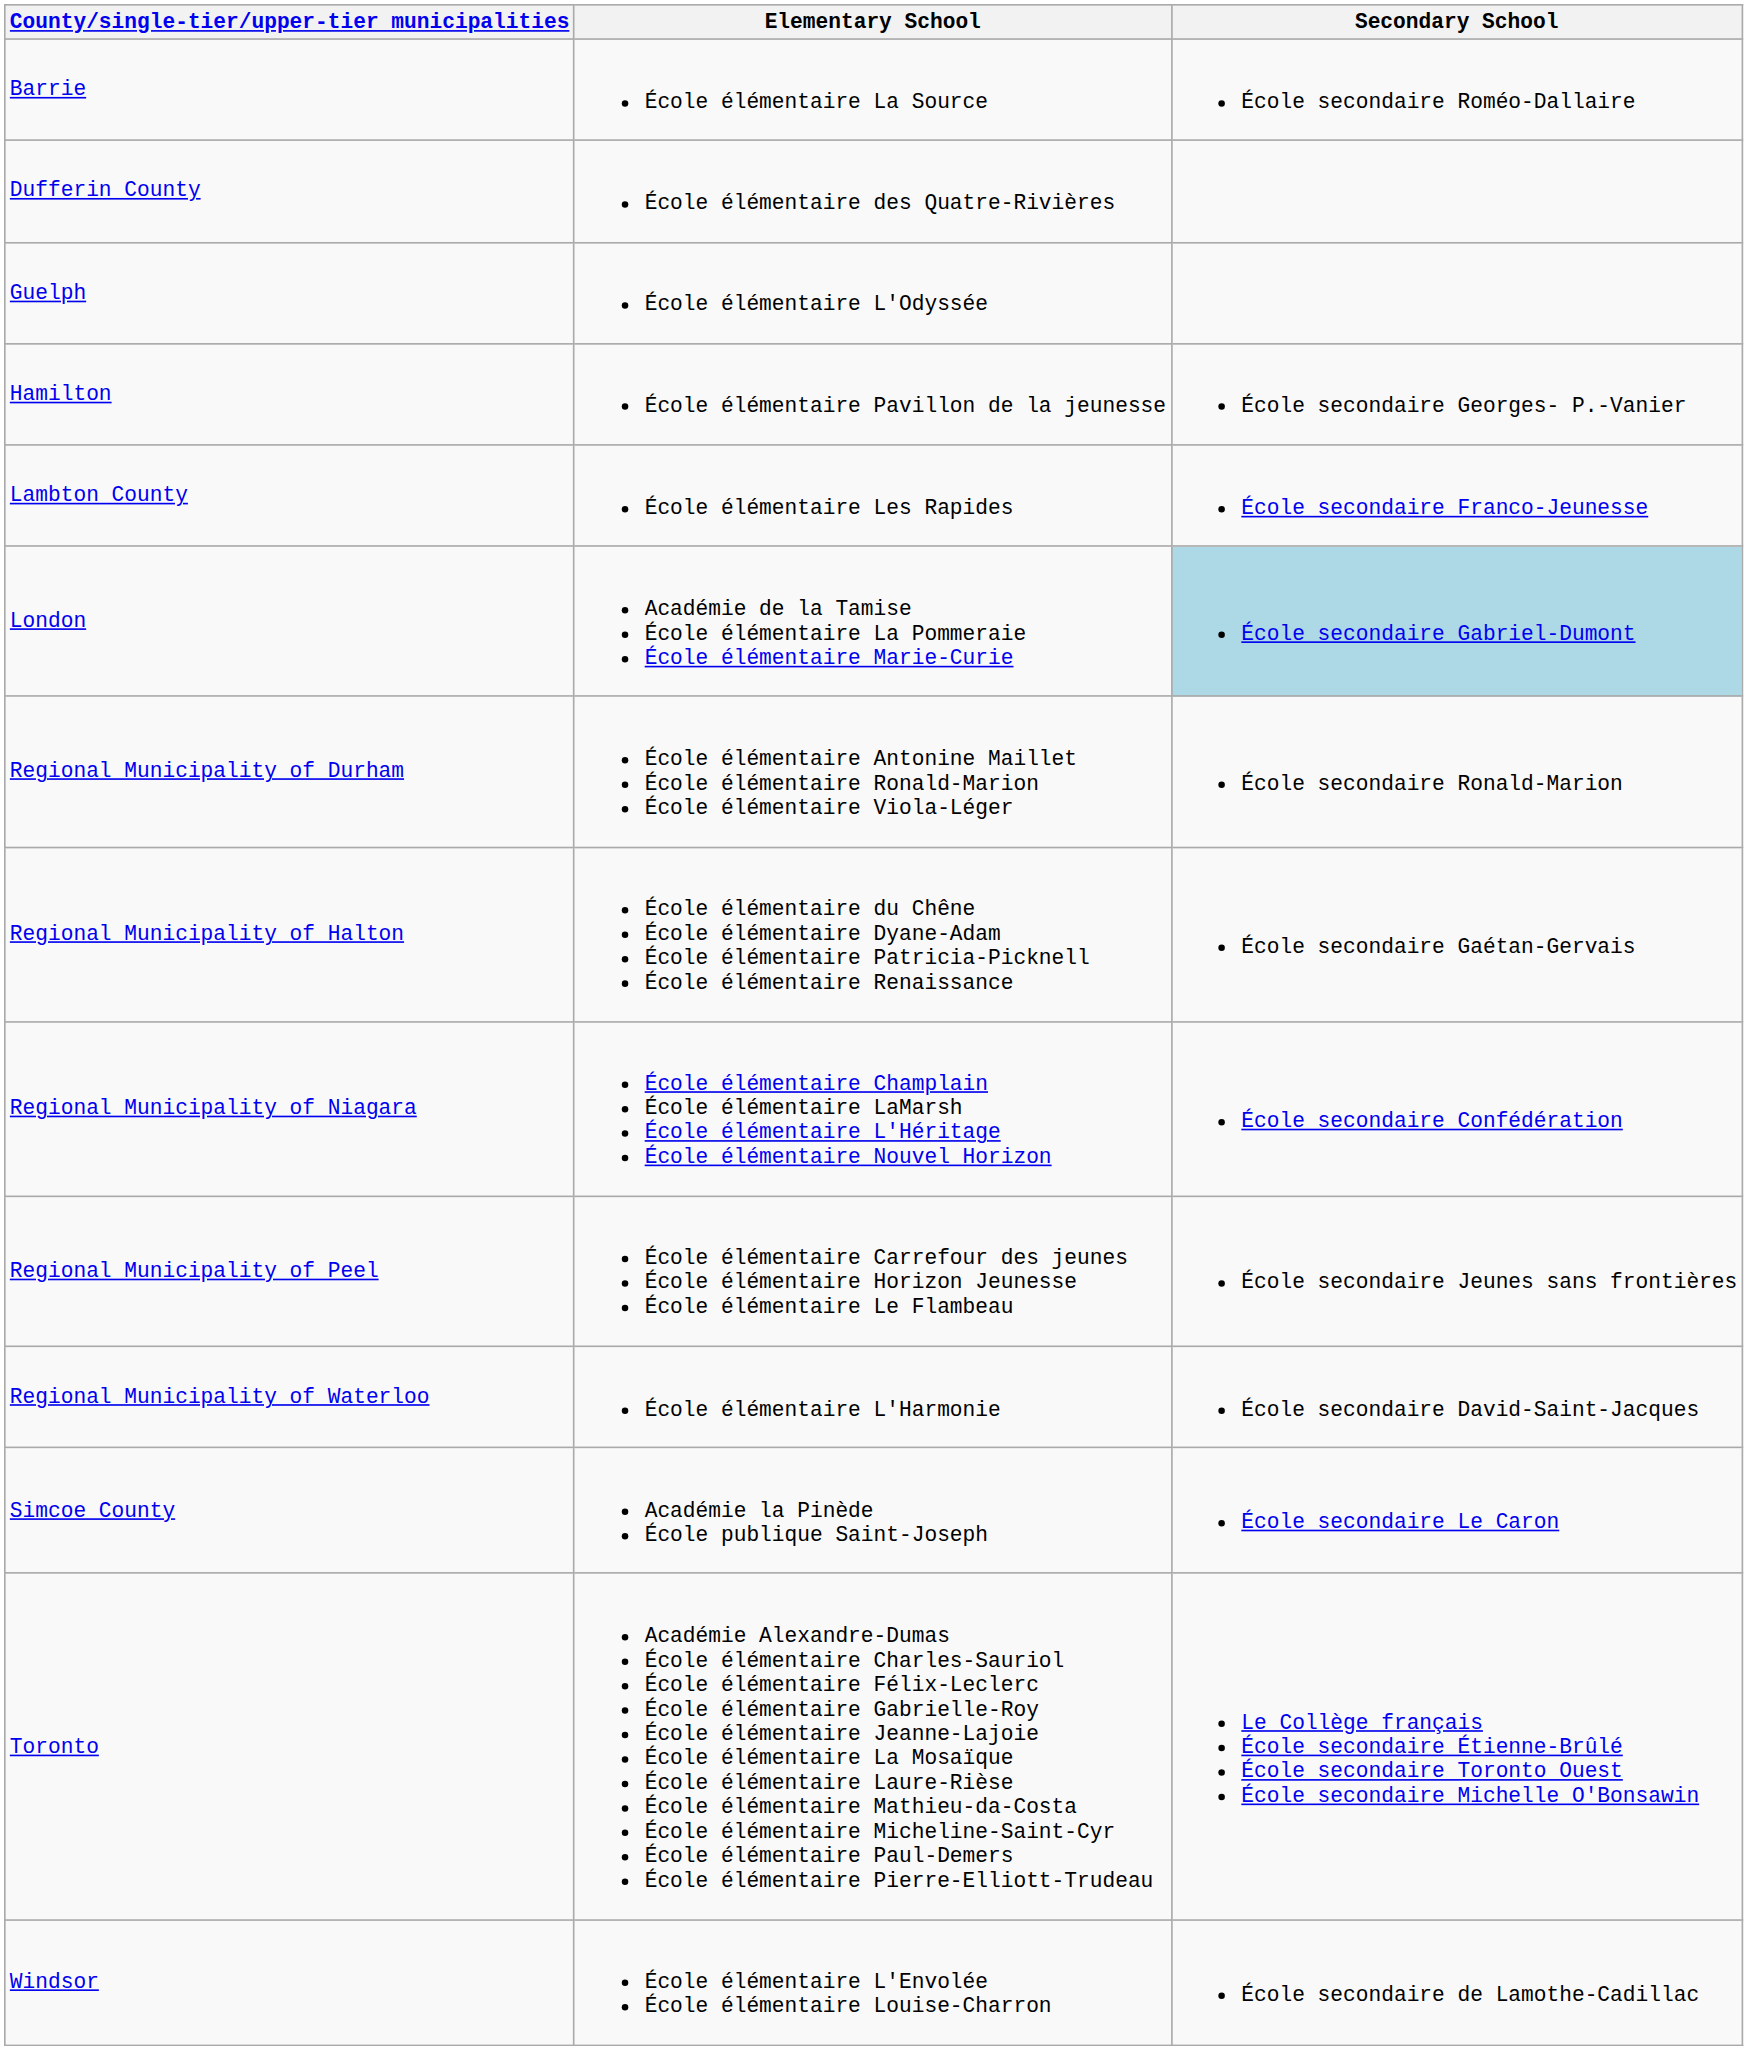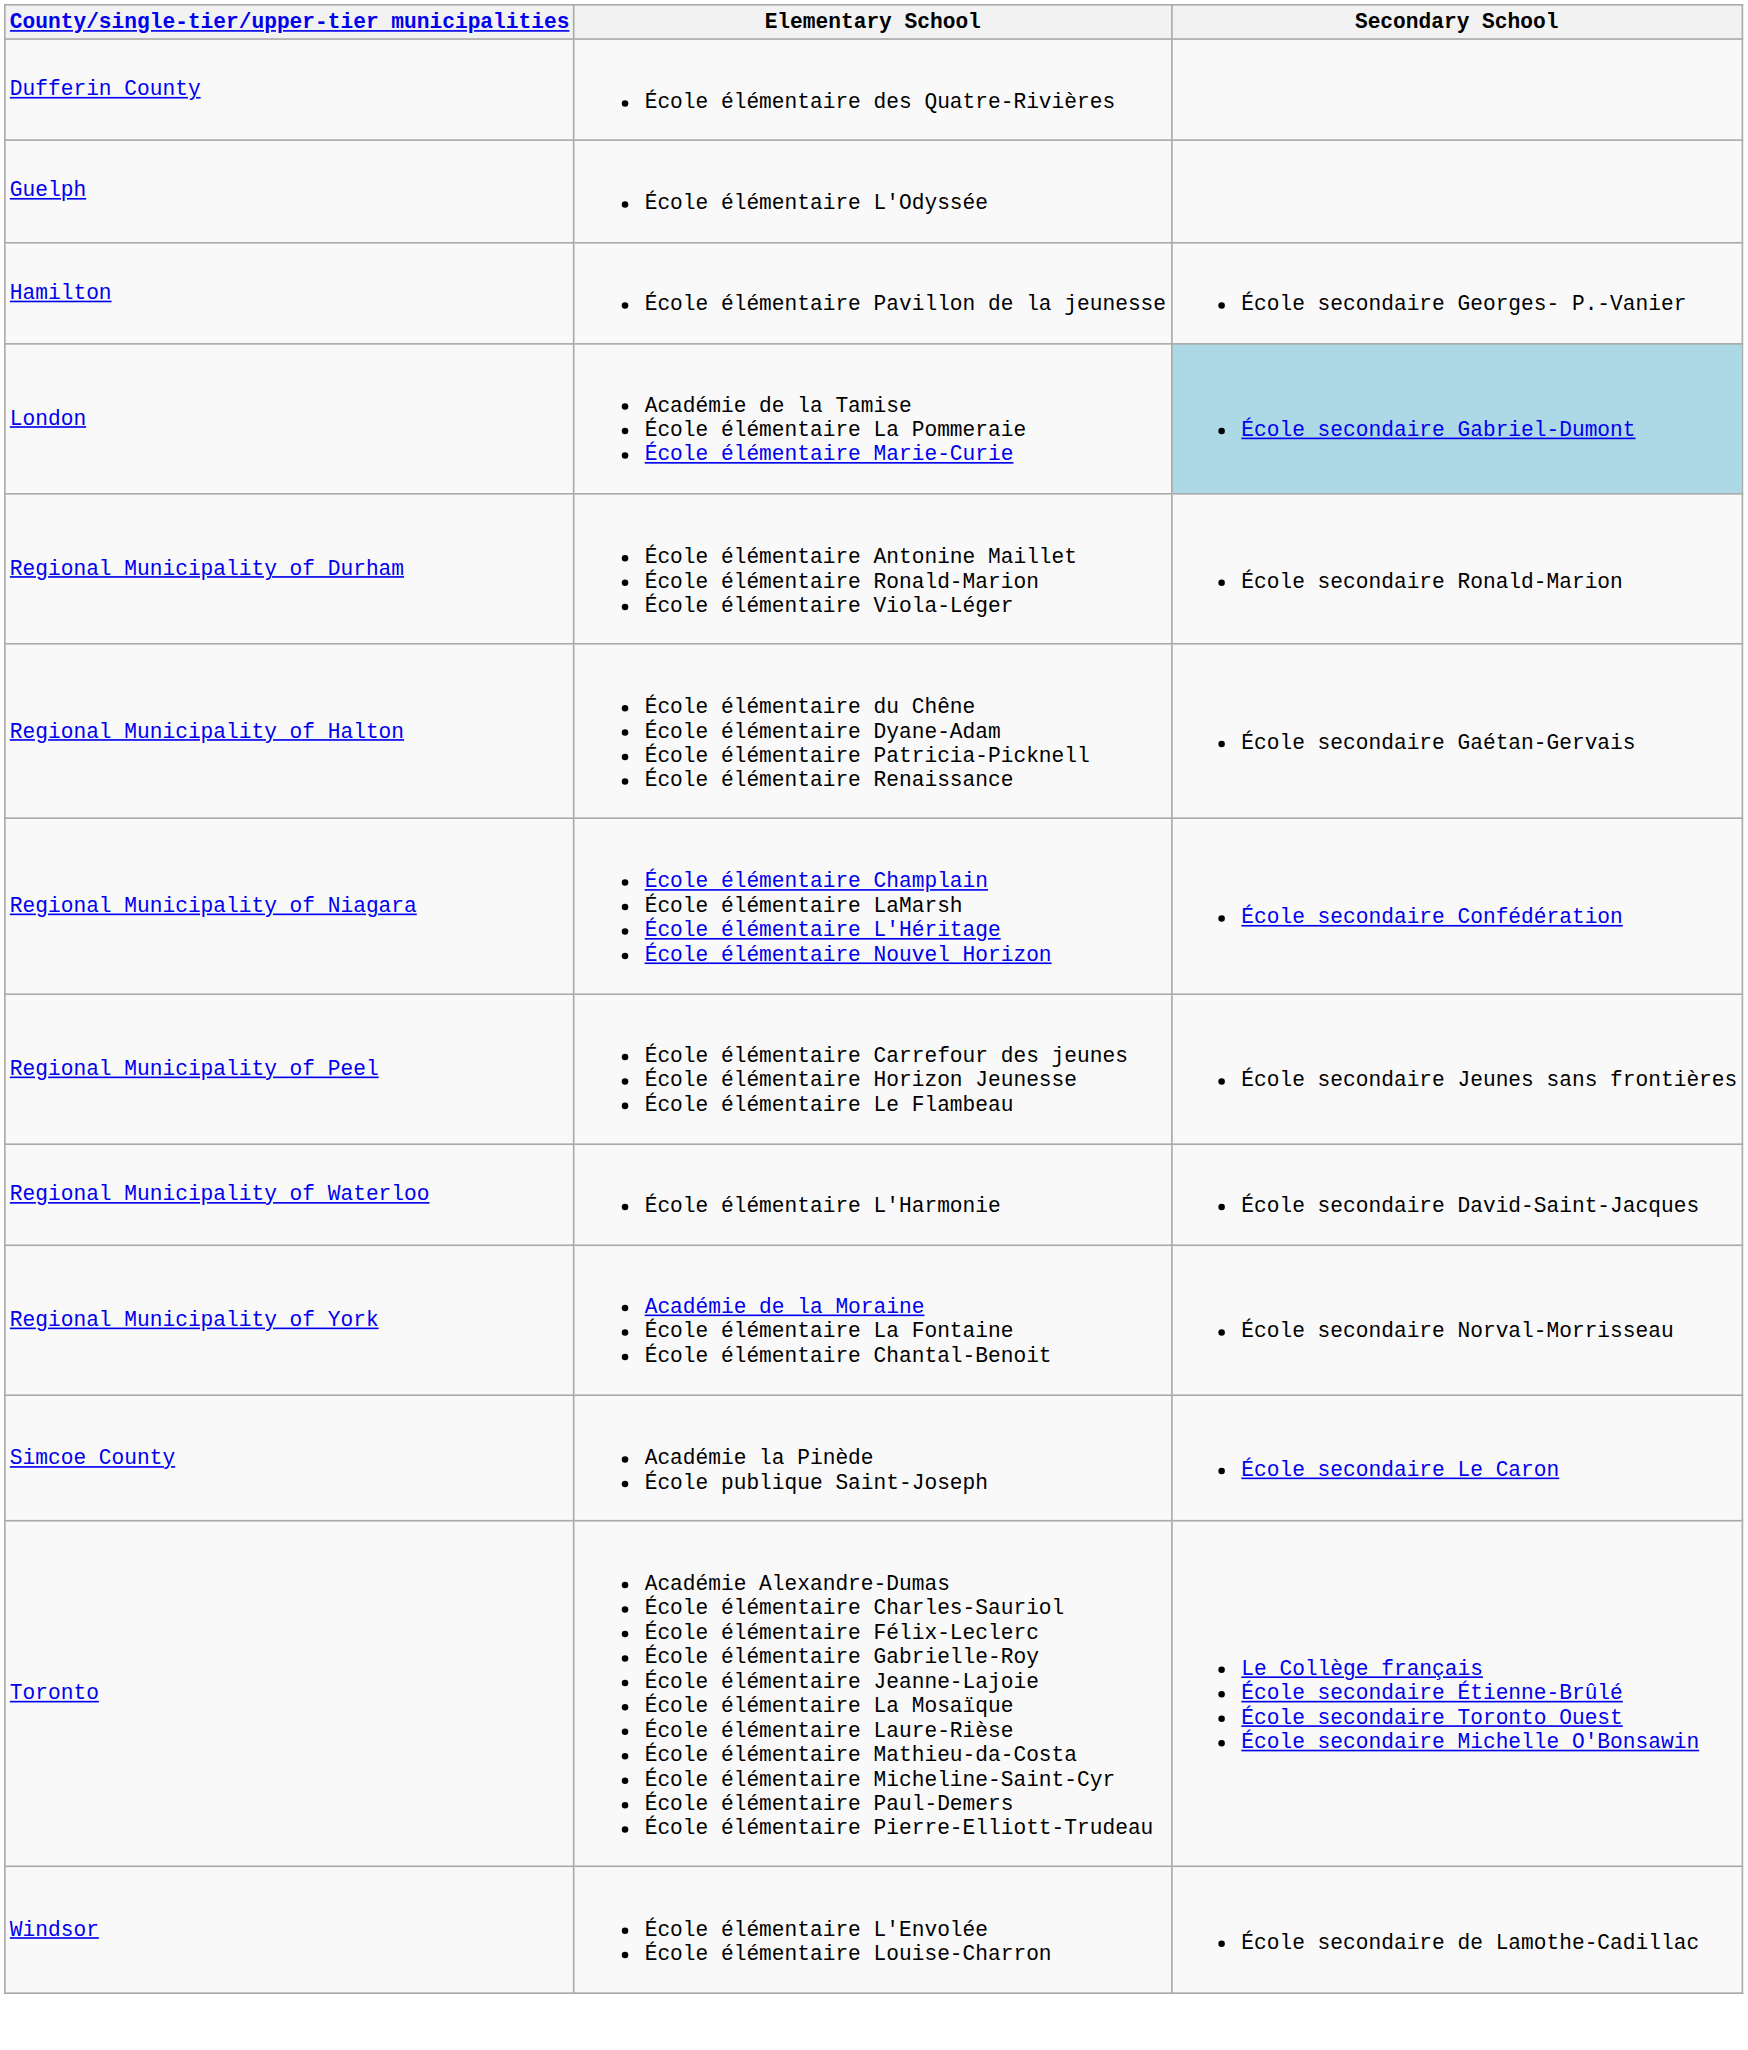- row: (48, 90)
- row: (99, 495)
+ row: (194, 1320)
